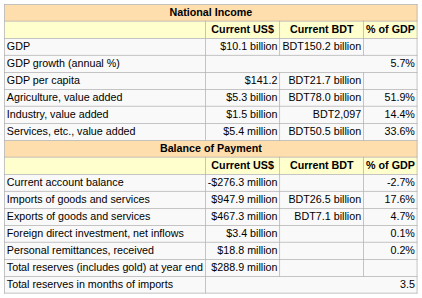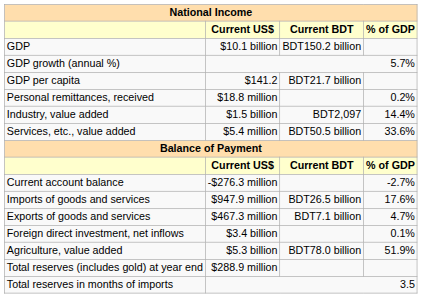rows swapped: (65, 98) <-> (80, 251)
